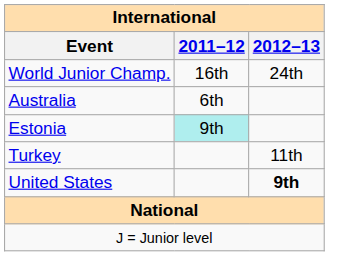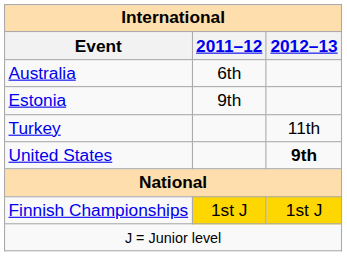- row: (90, 73)
(212, 127) paleturquoise background -> (229, 100) no background
+ row: (98, 210)
